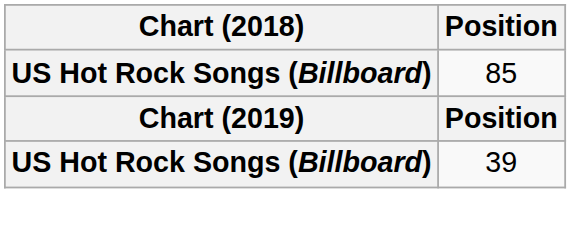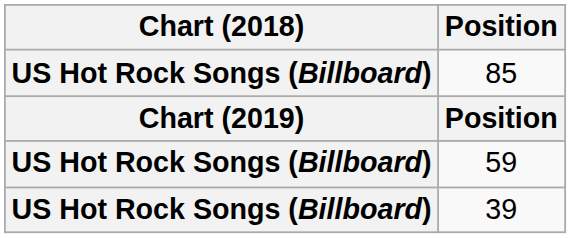+ row: (501, 163)
